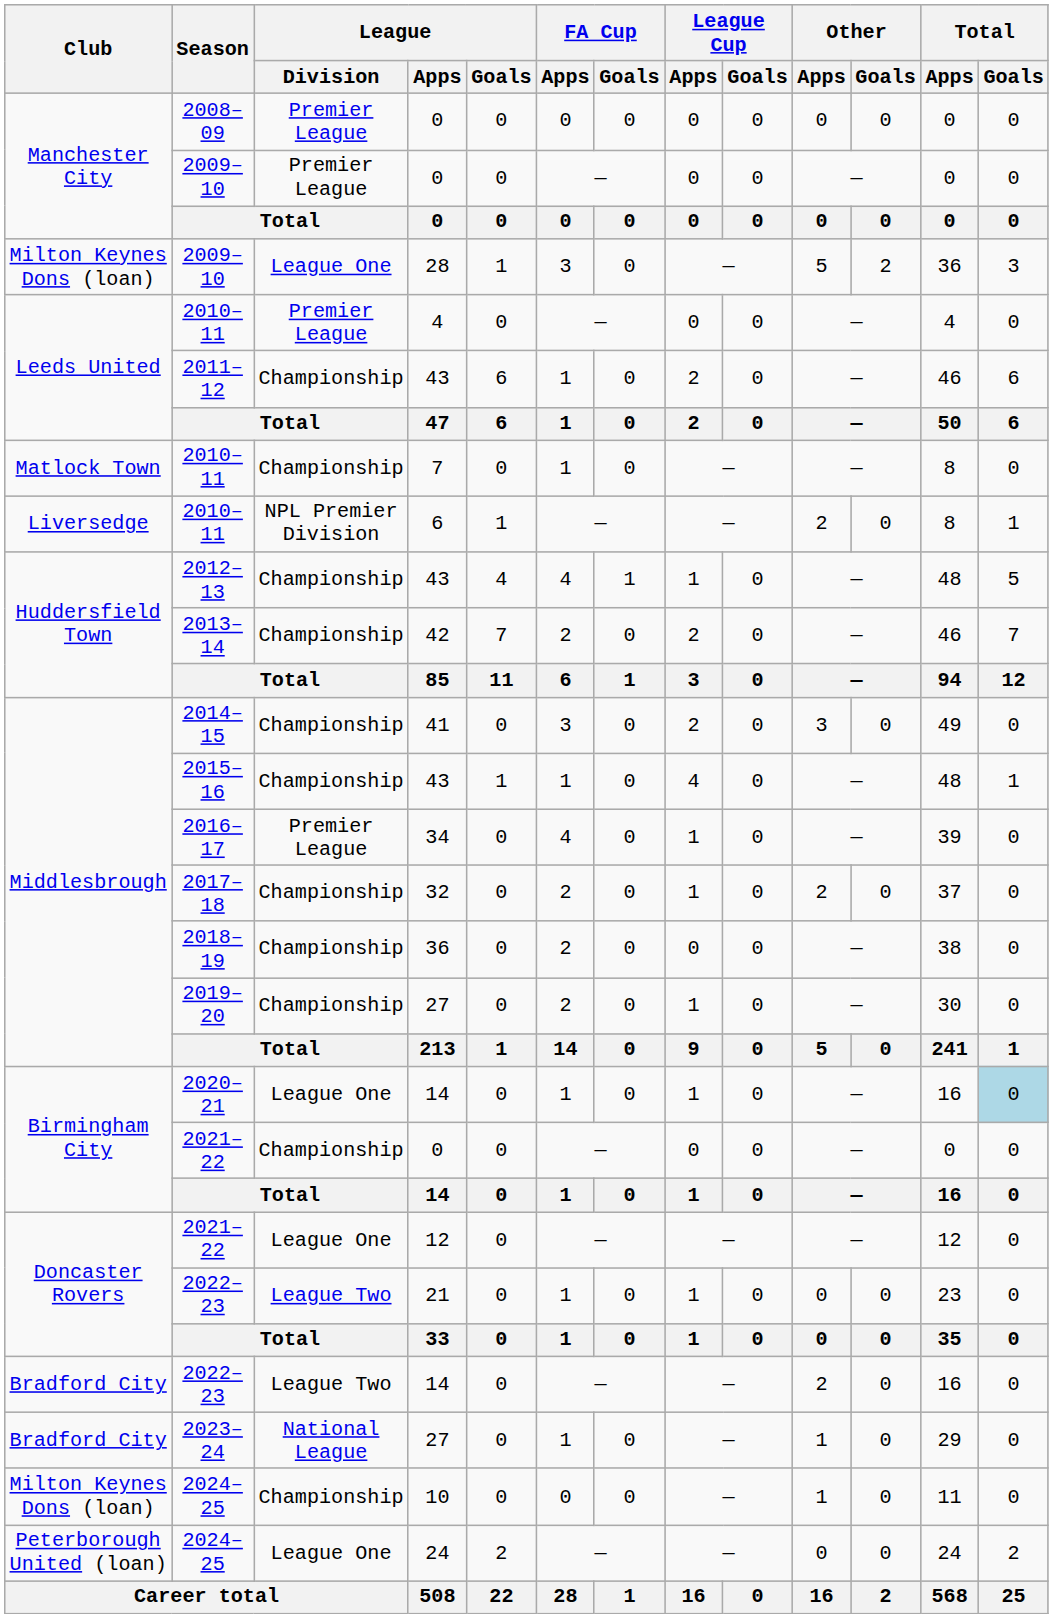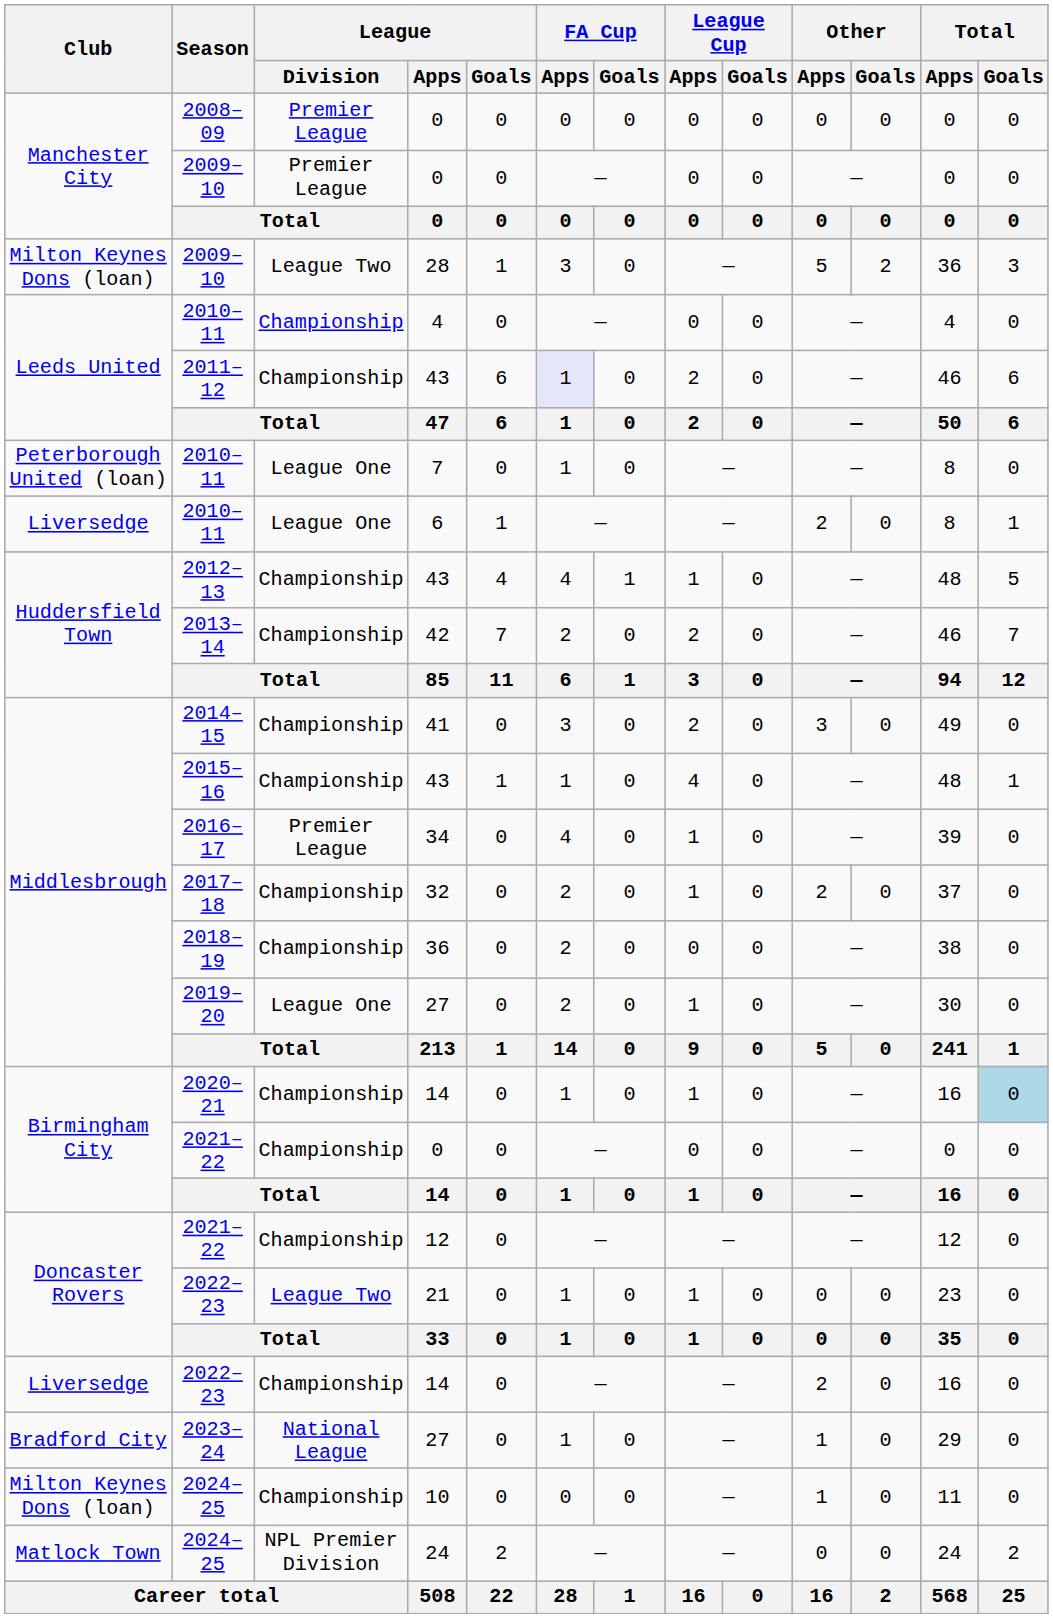(331, 267) League One -> (331, 267) League Two
(331, 323) Premier League -> (331, 323) Championship
(565, 379) no background -> (565, 379) lavender background
(88, 468) Matlock Town -> (88, 468) Peterborough United (loan)
(331, 468) Championship -> (331, 468) League One
(331, 524) NPL Premier Division -> (331, 524) League One
(331, 1006) Championship -> (331, 1006) League One
(331, 1094) League One -> (331, 1094) Championship
(331, 1239) League One -> (331, 1239) Championship
(88, 1385) Bradford City -> (88, 1385) Liversedge
(331, 1385) League Two -> (331, 1385) Championship
(88, 1553) Peterborough United (loan) -> (88, 1553) Matlock Town
(331, 1553) League One -> (331, 1553) NPL Premier Division
